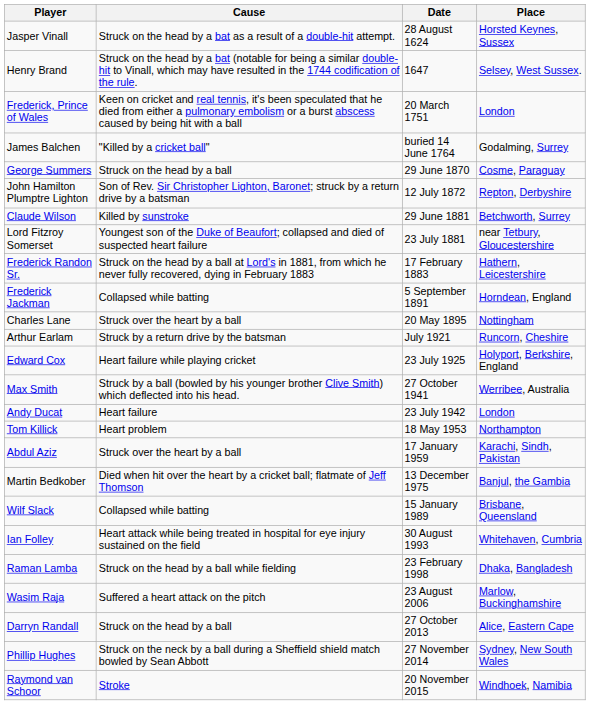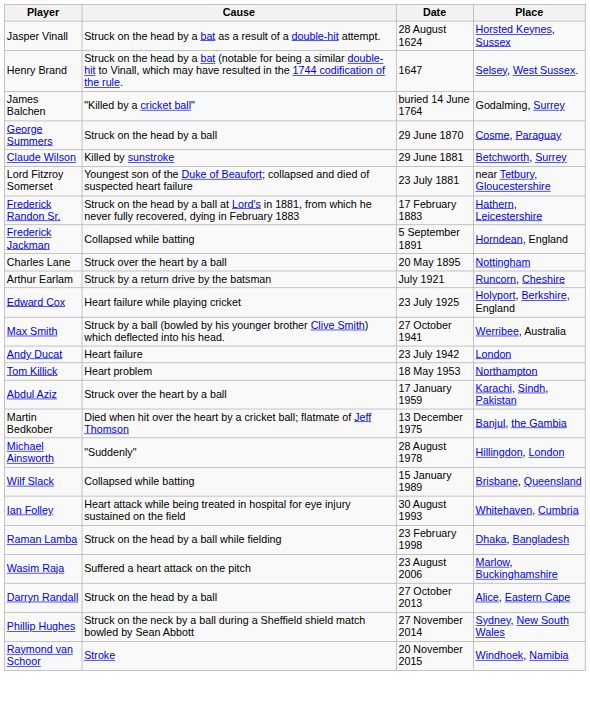- row: (47, 112)
- row: (47, 193)
+ row: (30, 452)
